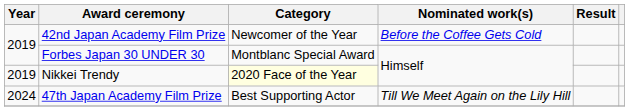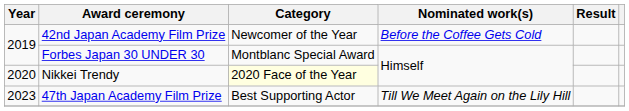(22, 75) 2019 -> (22, 75) 2020
(22, 95) 2024 -> (22, 95) 2023
